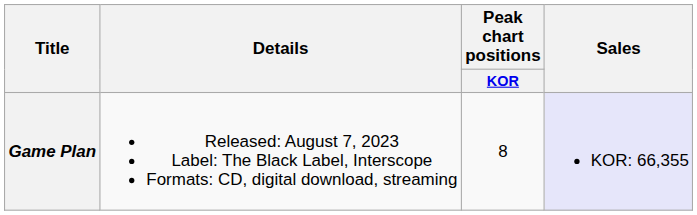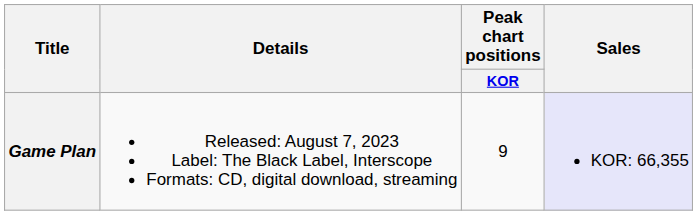(503, 151) 8 -> (503, 151) 9
